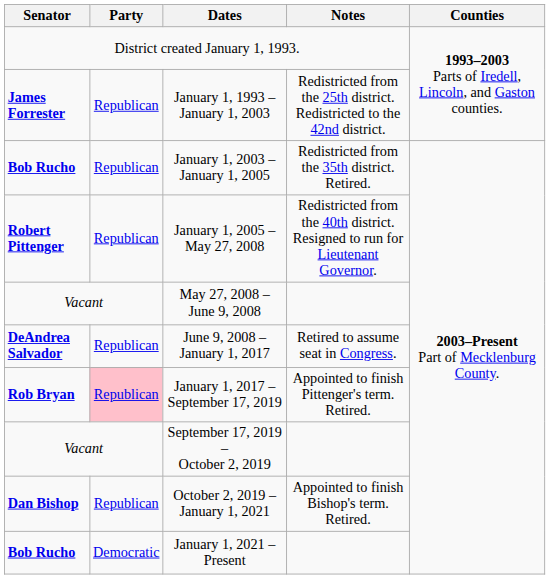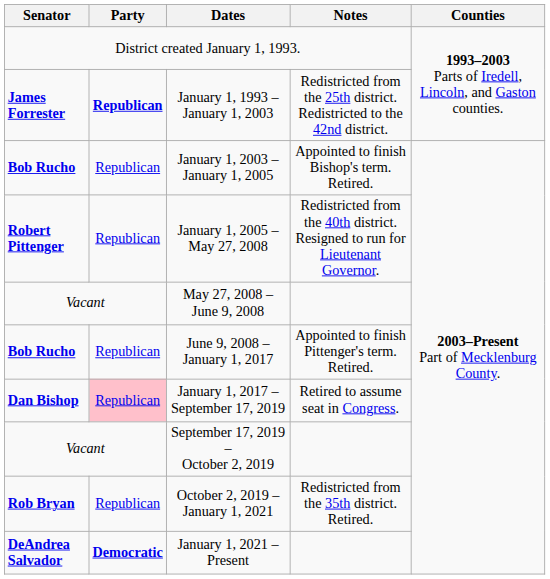(126, 105) normal -> (128, 105) bold
(348, 167) Redistricted from the 35th district. Retired. -> (351, 167) Appointed to finish Bishop's term. Retired.
(39, 345) DeAndrea Salvador -> (42, 351) Bob Rucho
(348, 345) Retired to assume seat in Congress. -> (351, 351) Appointed to finish Pittenger's term. Retired.
(41, 394) Rob Bryan -> (43, 400) Dan Bishop
(348, 394) Appointed to finish Pittenger's term. Retired. -> (351, 400) Retired to assume seat in Congress.
(43, 503) Dan Bishop -> (41, 503) Rob Bryan
(348, 503) Appointed to finish Bishop's term. Retired. -> (351, 503) Redistricted from the 35th district. Retired.
(42, 552) Bob Rucho -> (39, 552) DeAndrea Salvador
(126, 552) normal -> (128, 552) bold
